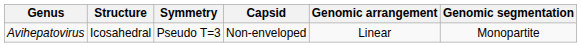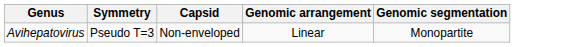- column: (121, 13)
